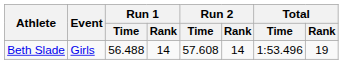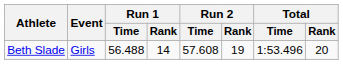(238, 50) 14 -> (238, 50) 19
(322, 50) 19 -> (322, 50) 20
